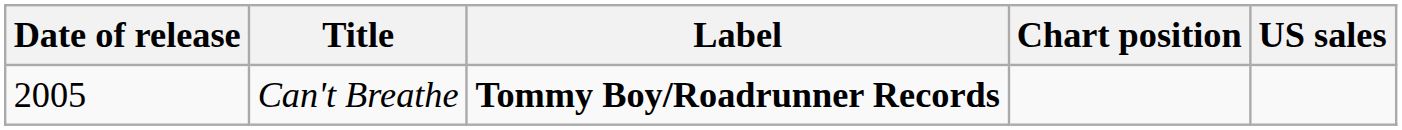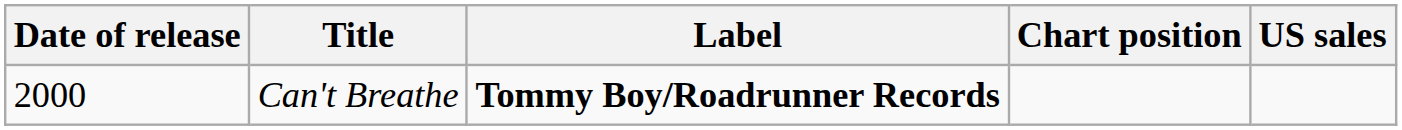(50, 94) 2005 -> (50, 94) 2000
